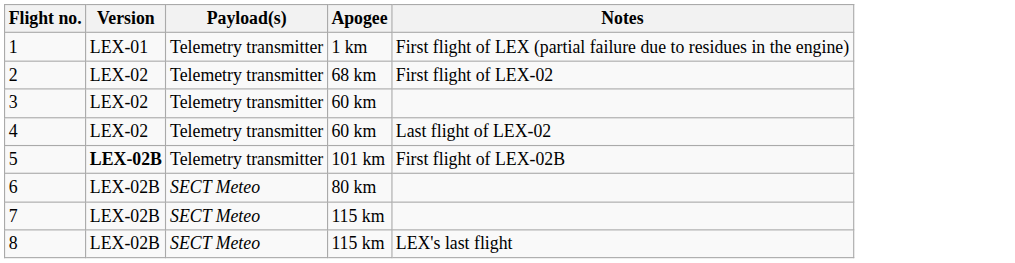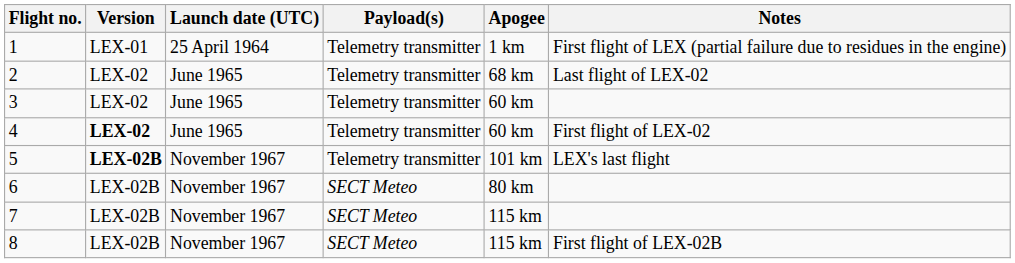+ column: (245, 18)
(474, 74) First flight of LEX-02 -> (631, 74) Last flight of LEX-02
(119, 131) normal -> (120, 131) bold
(473, 131) Last flight of LEX-02 -> (632, 131) First flight of LEX-02
(480, 159) First flight of LEX-02B -> (611, 159) LEX's last flight
(454, 243) LEX's last flight -> (638, 243) First flight of LEX-02B
